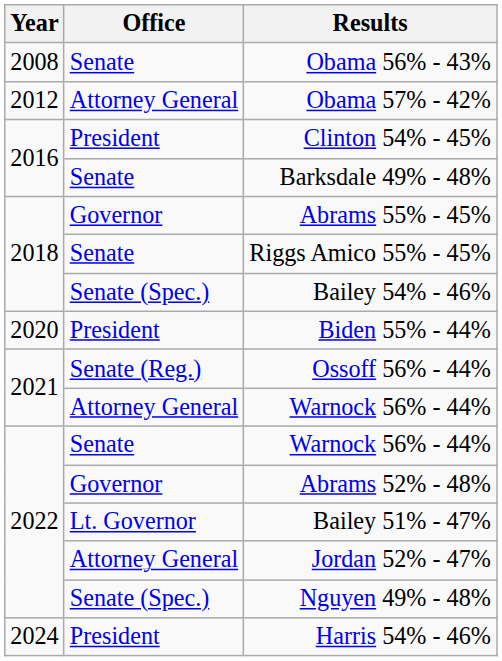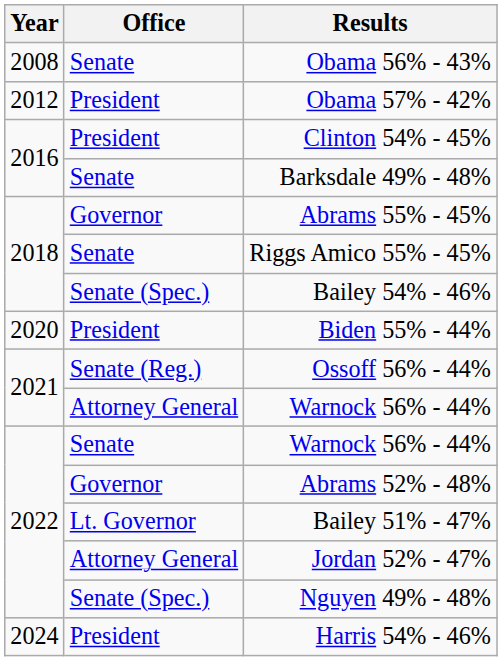(154, 100) Attorney General -> (115, 100) President
